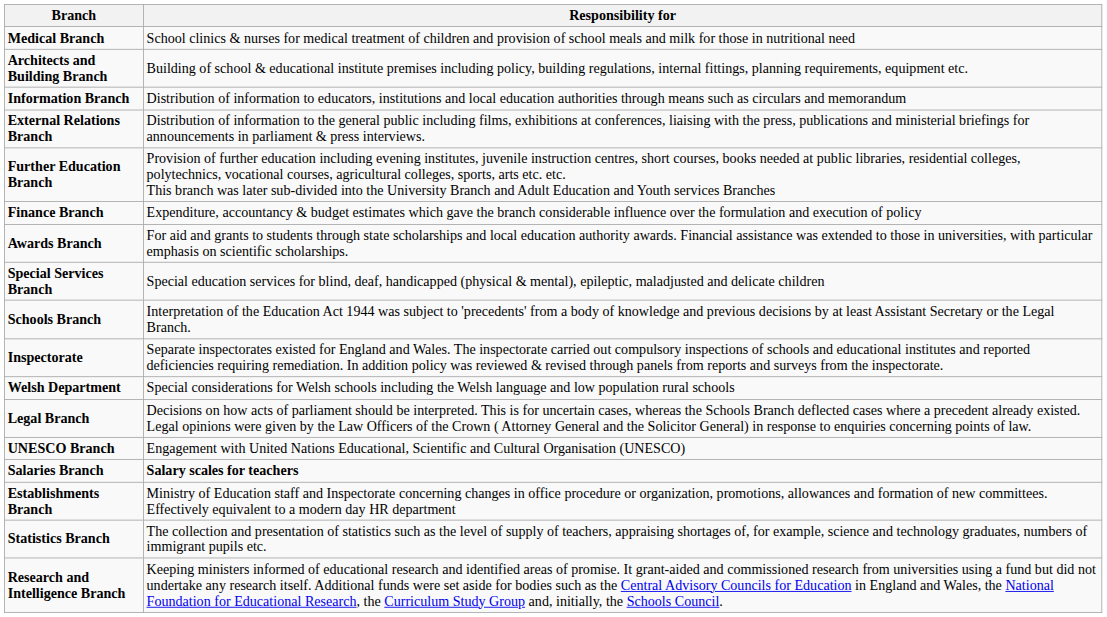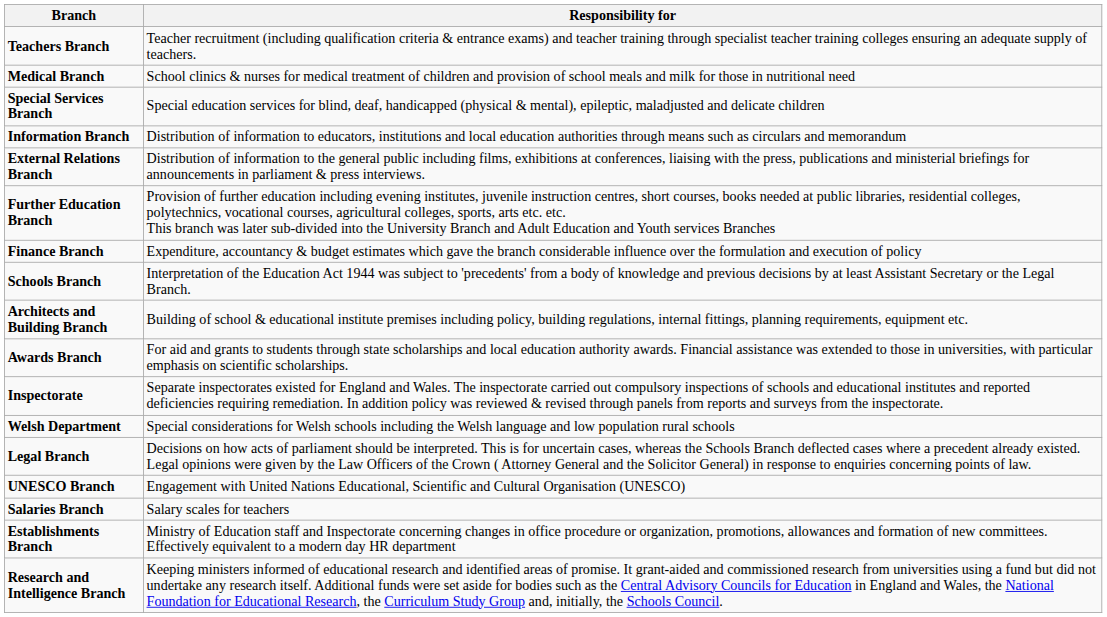+ row: (58, 45)
rows swapped: (56, 281) <-> (58, 68)
rows swapped: (54, 319) <-> (55, 243)
(222, 470) bold -> (218, 509) normal
- row: (59, 539)
